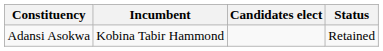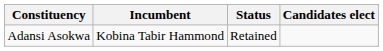columns swapped: (352, 14) <-> (276, 14)
